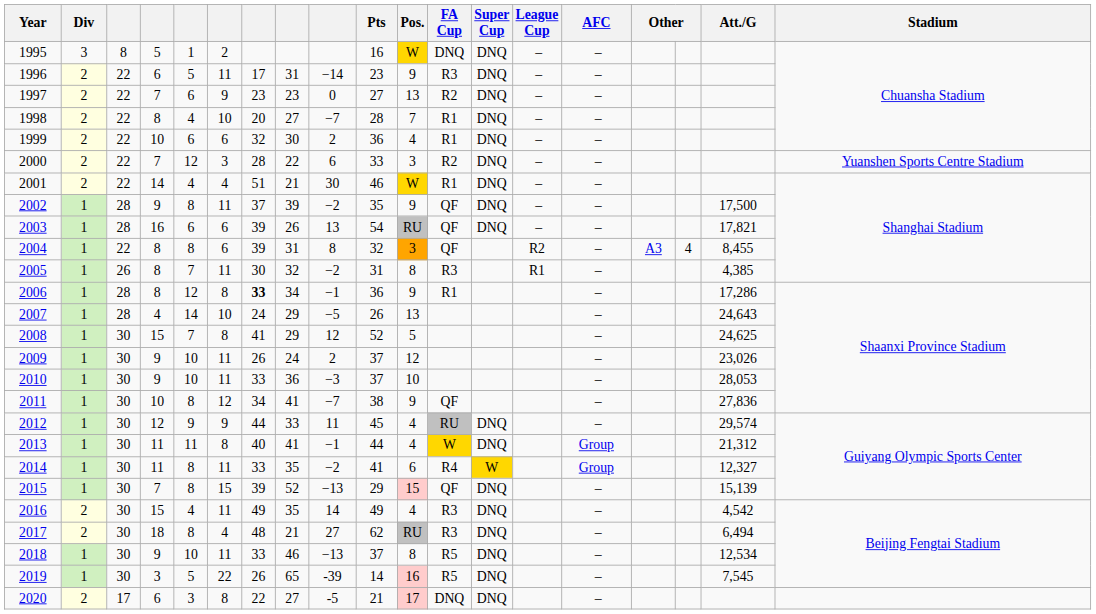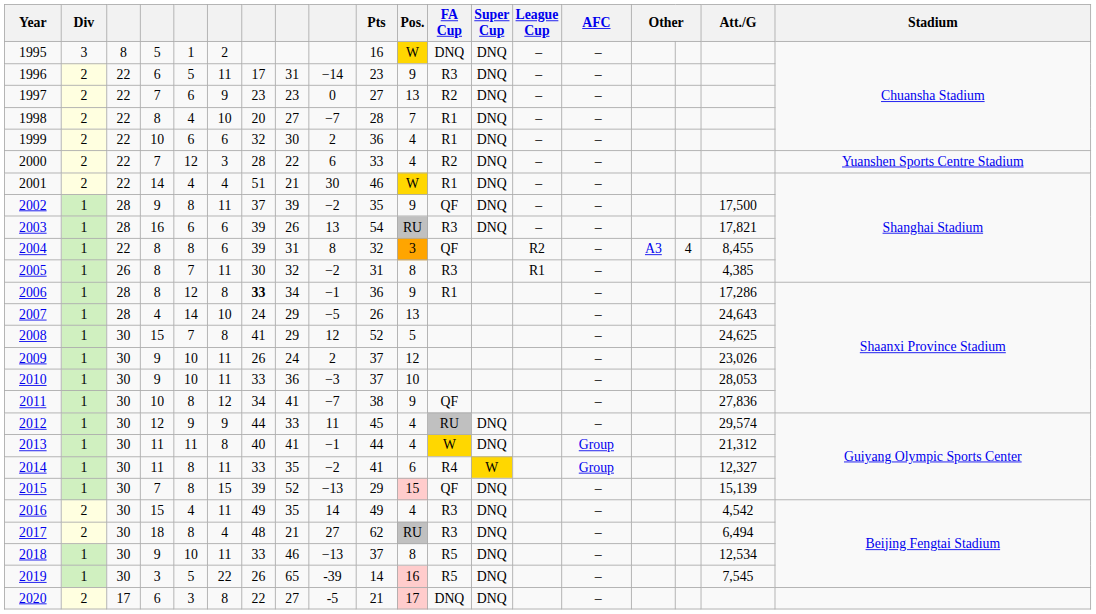(412, 161) 3 -> (412, 161) 4
(449, 227) QF -> (449, 227) R3
